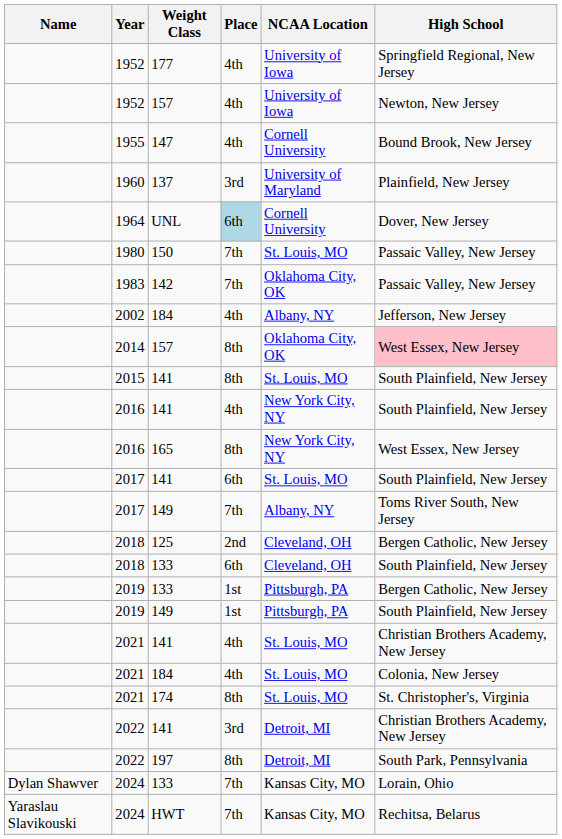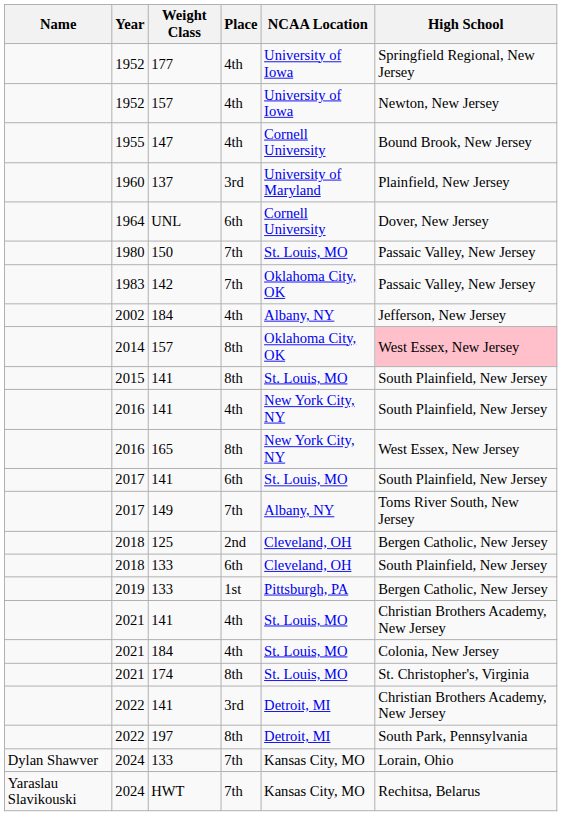(234, 221) lightblue background -> (234, 221) no background
- row: (130, 611)
